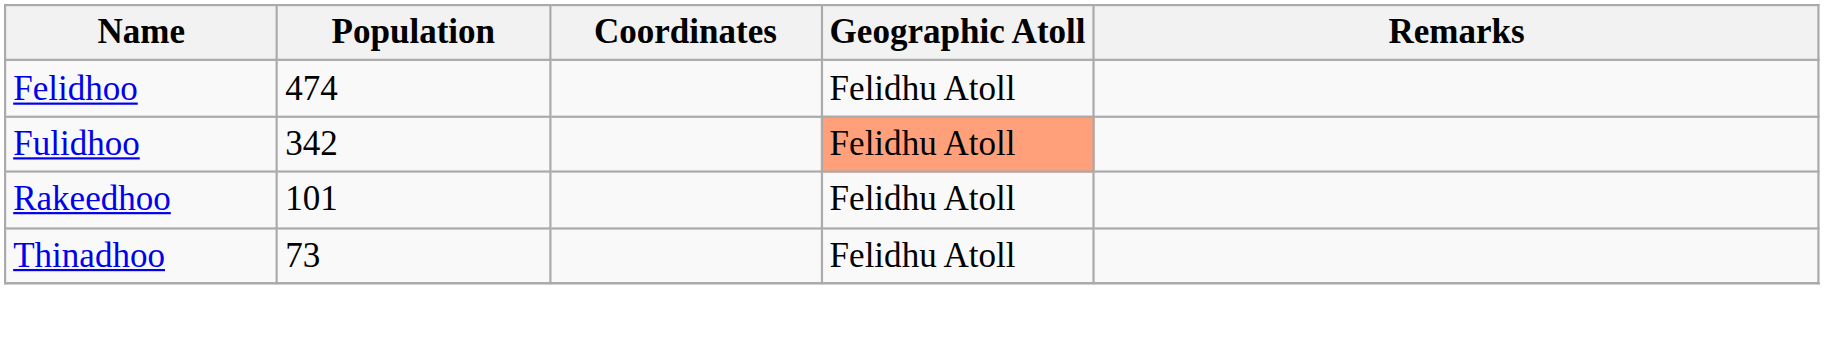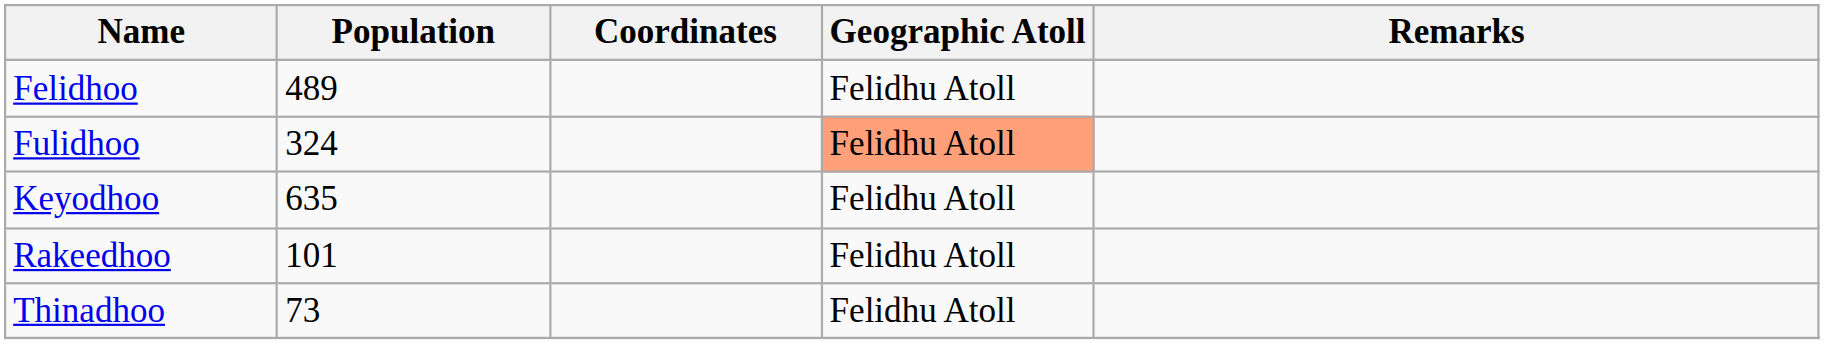(312, 87) 474 -> (312, 87) 489
(312, 143) 342 -> (312, 143) 324
+ row: (86, 198)
